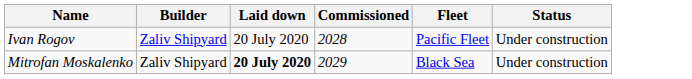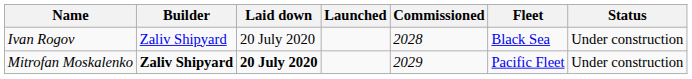+ column: (355, 16)
(452, 39) Pacific Fleet -> (521, 39) Black Sea
(183, 62) normal -> (186, 62) bold
(445, 62) Black Sea -> (528, 62) Pacific Fleet
